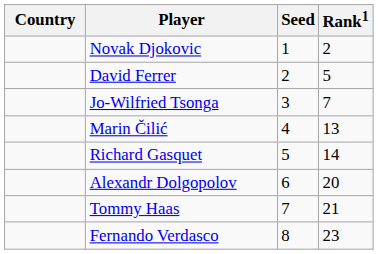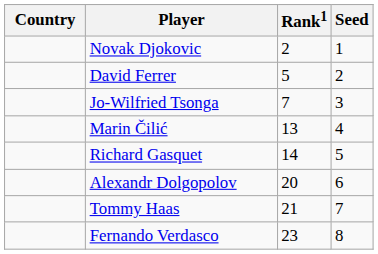columns swapped: (346, 20) <-> (298, 20)
